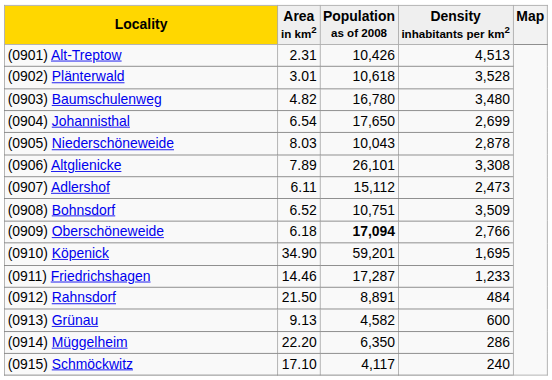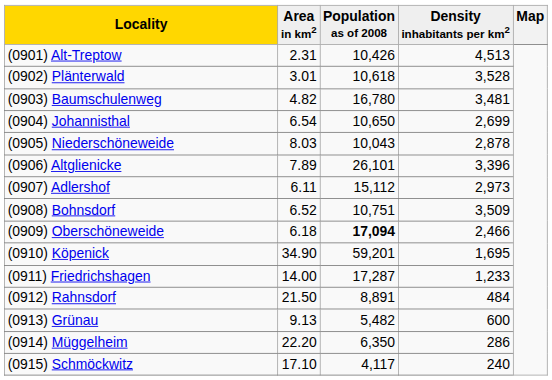(492, 99) 3,480 -> (492, 99) 3,481
(374, 121) 17,650 -> (374, 121) 10,650
(492, 165) 3,308 -> (492, 165) 3,396
(492, 187) 2,473 -> (492, 187) 2,973
(492, 232) 2,766 -> (492, 232) 2,466
(299, 276) 14.46 -> (299, 276) 14.00
(378, 320) 4,582 -> (378, 320) 5,482
